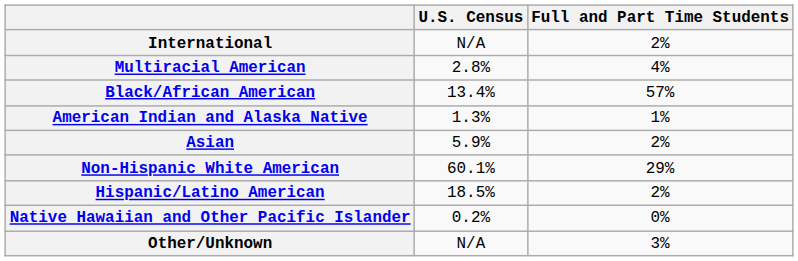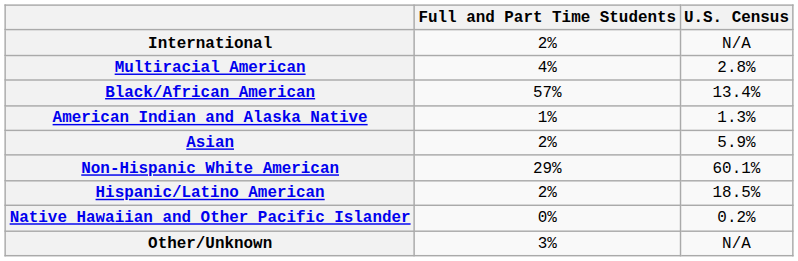columns swapped: (660, 18) <-> (471, 18)
